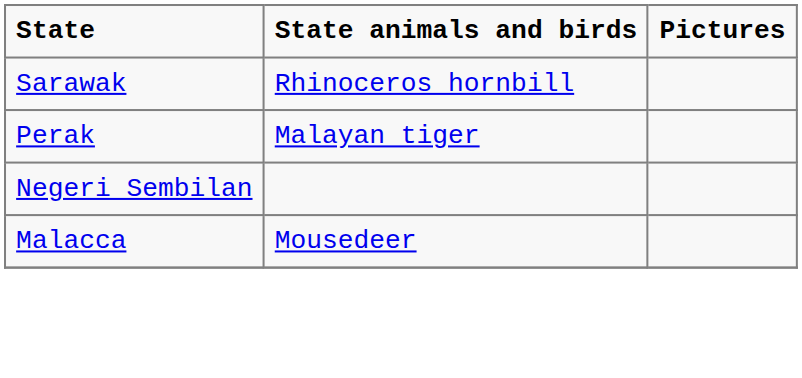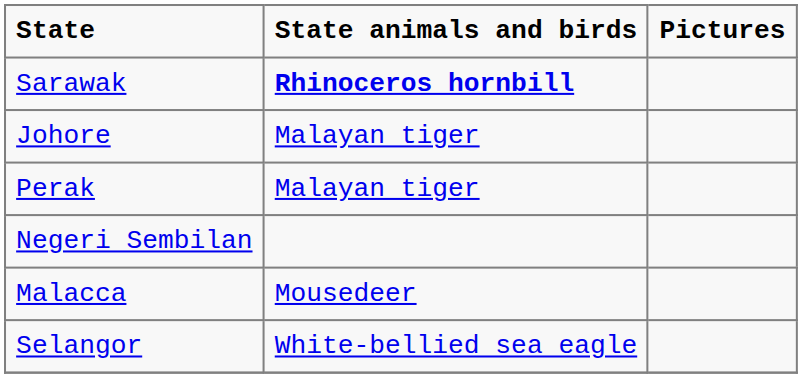(424, 84) normal -> (424, 84) bold
+ row: (63, 136)
+ row: (79, 346)
